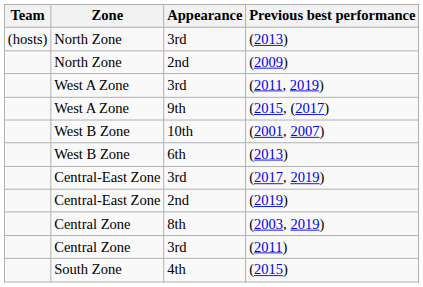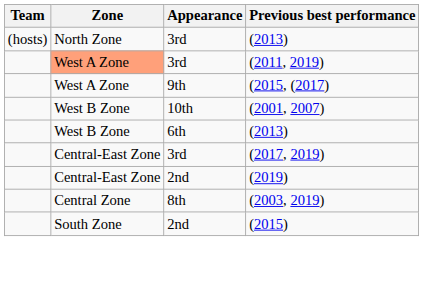- row: (178, 62)
(92, 85) no background -> (92, 62) lightsalmon background
- row: (177, 246)
- row: (177, 270)
+ row: (178, 223)
